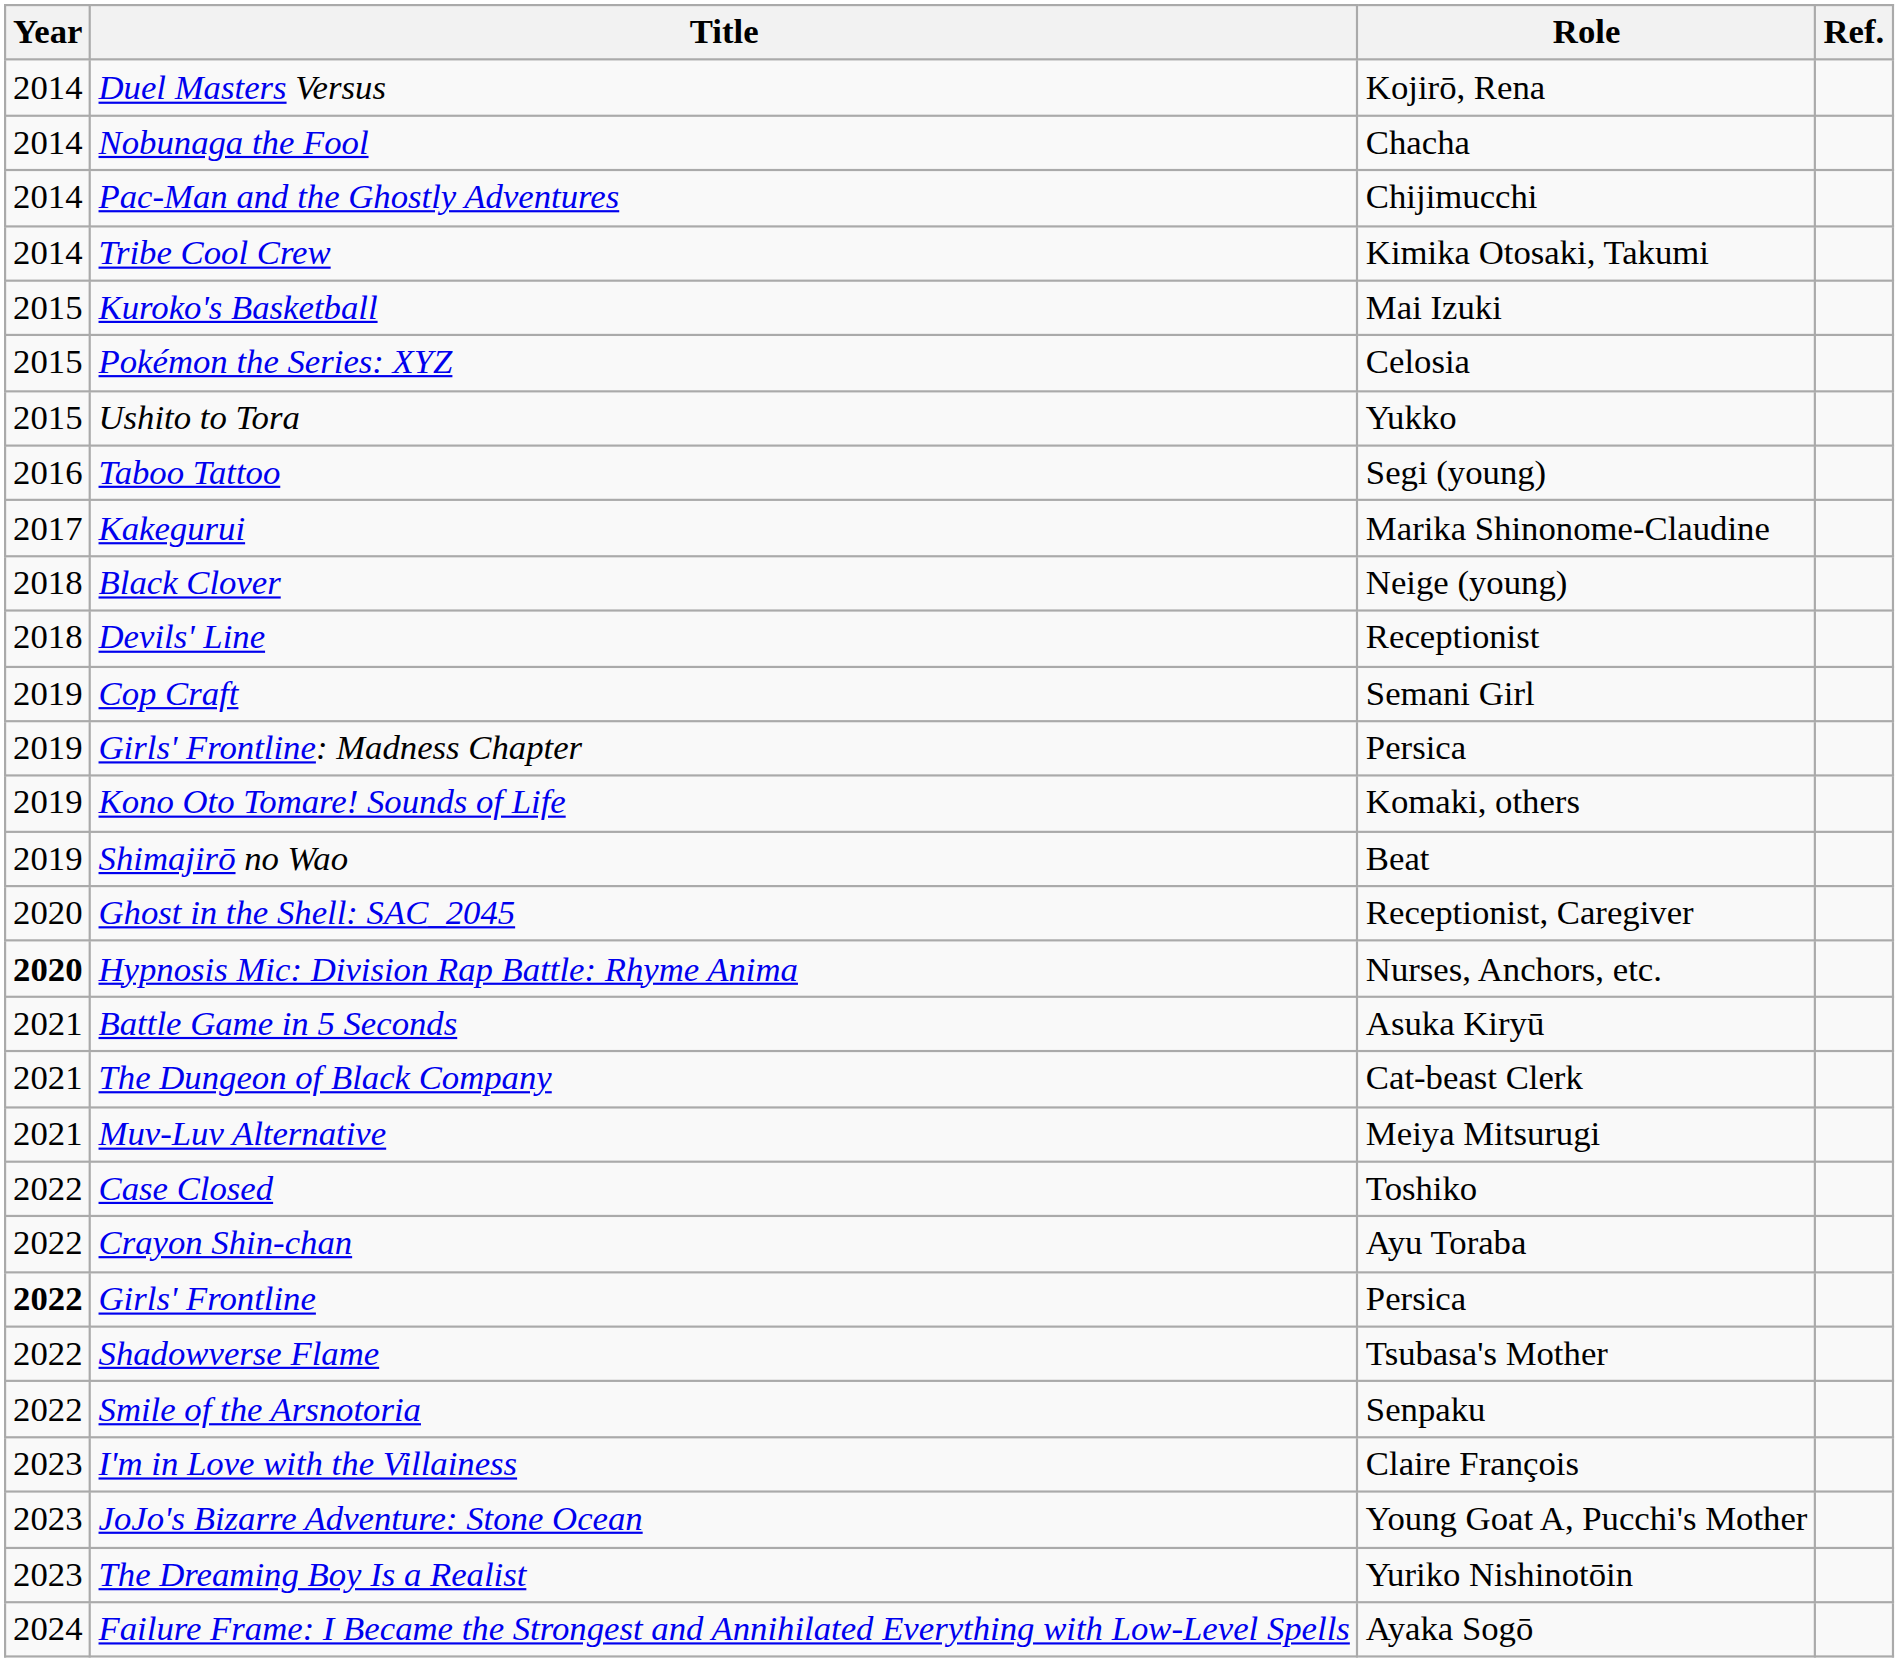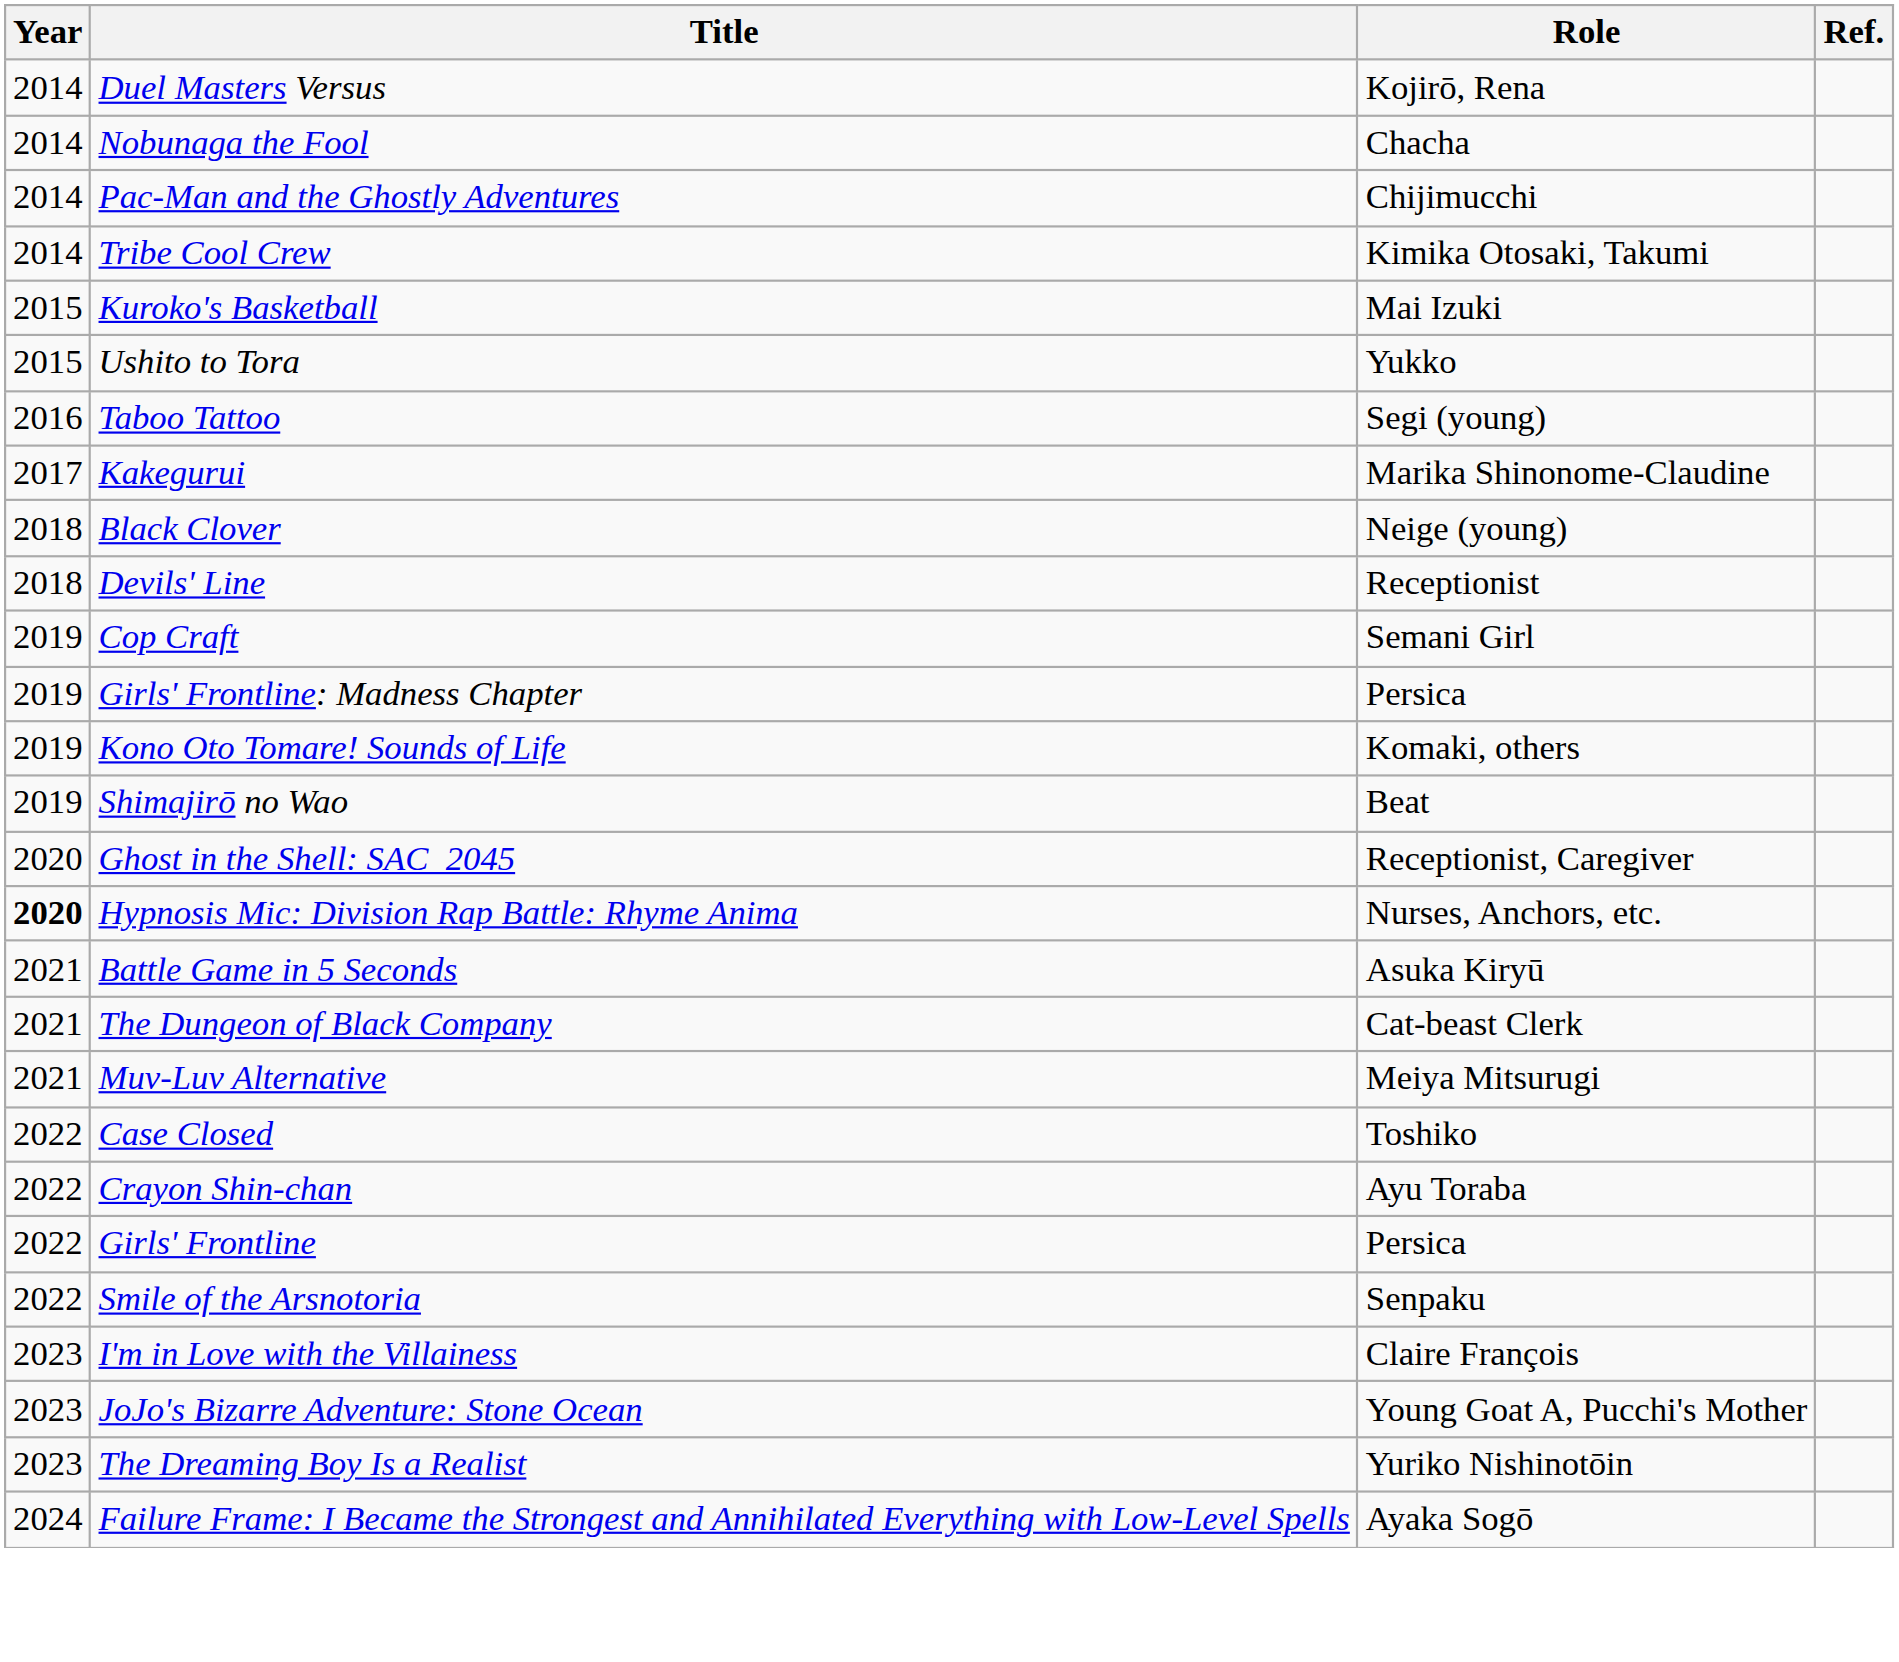- row: (275, 362)
(48, 1298) bold -> (48, 1243) normal
- row: (239, 1353)
